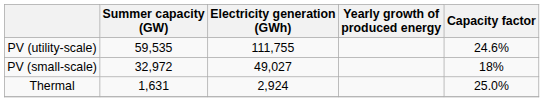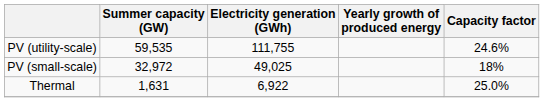(273, 67) 49,027 -> (273, 67) 49,025
(273, 86) 2,924 -> (273, 86) 6,922
